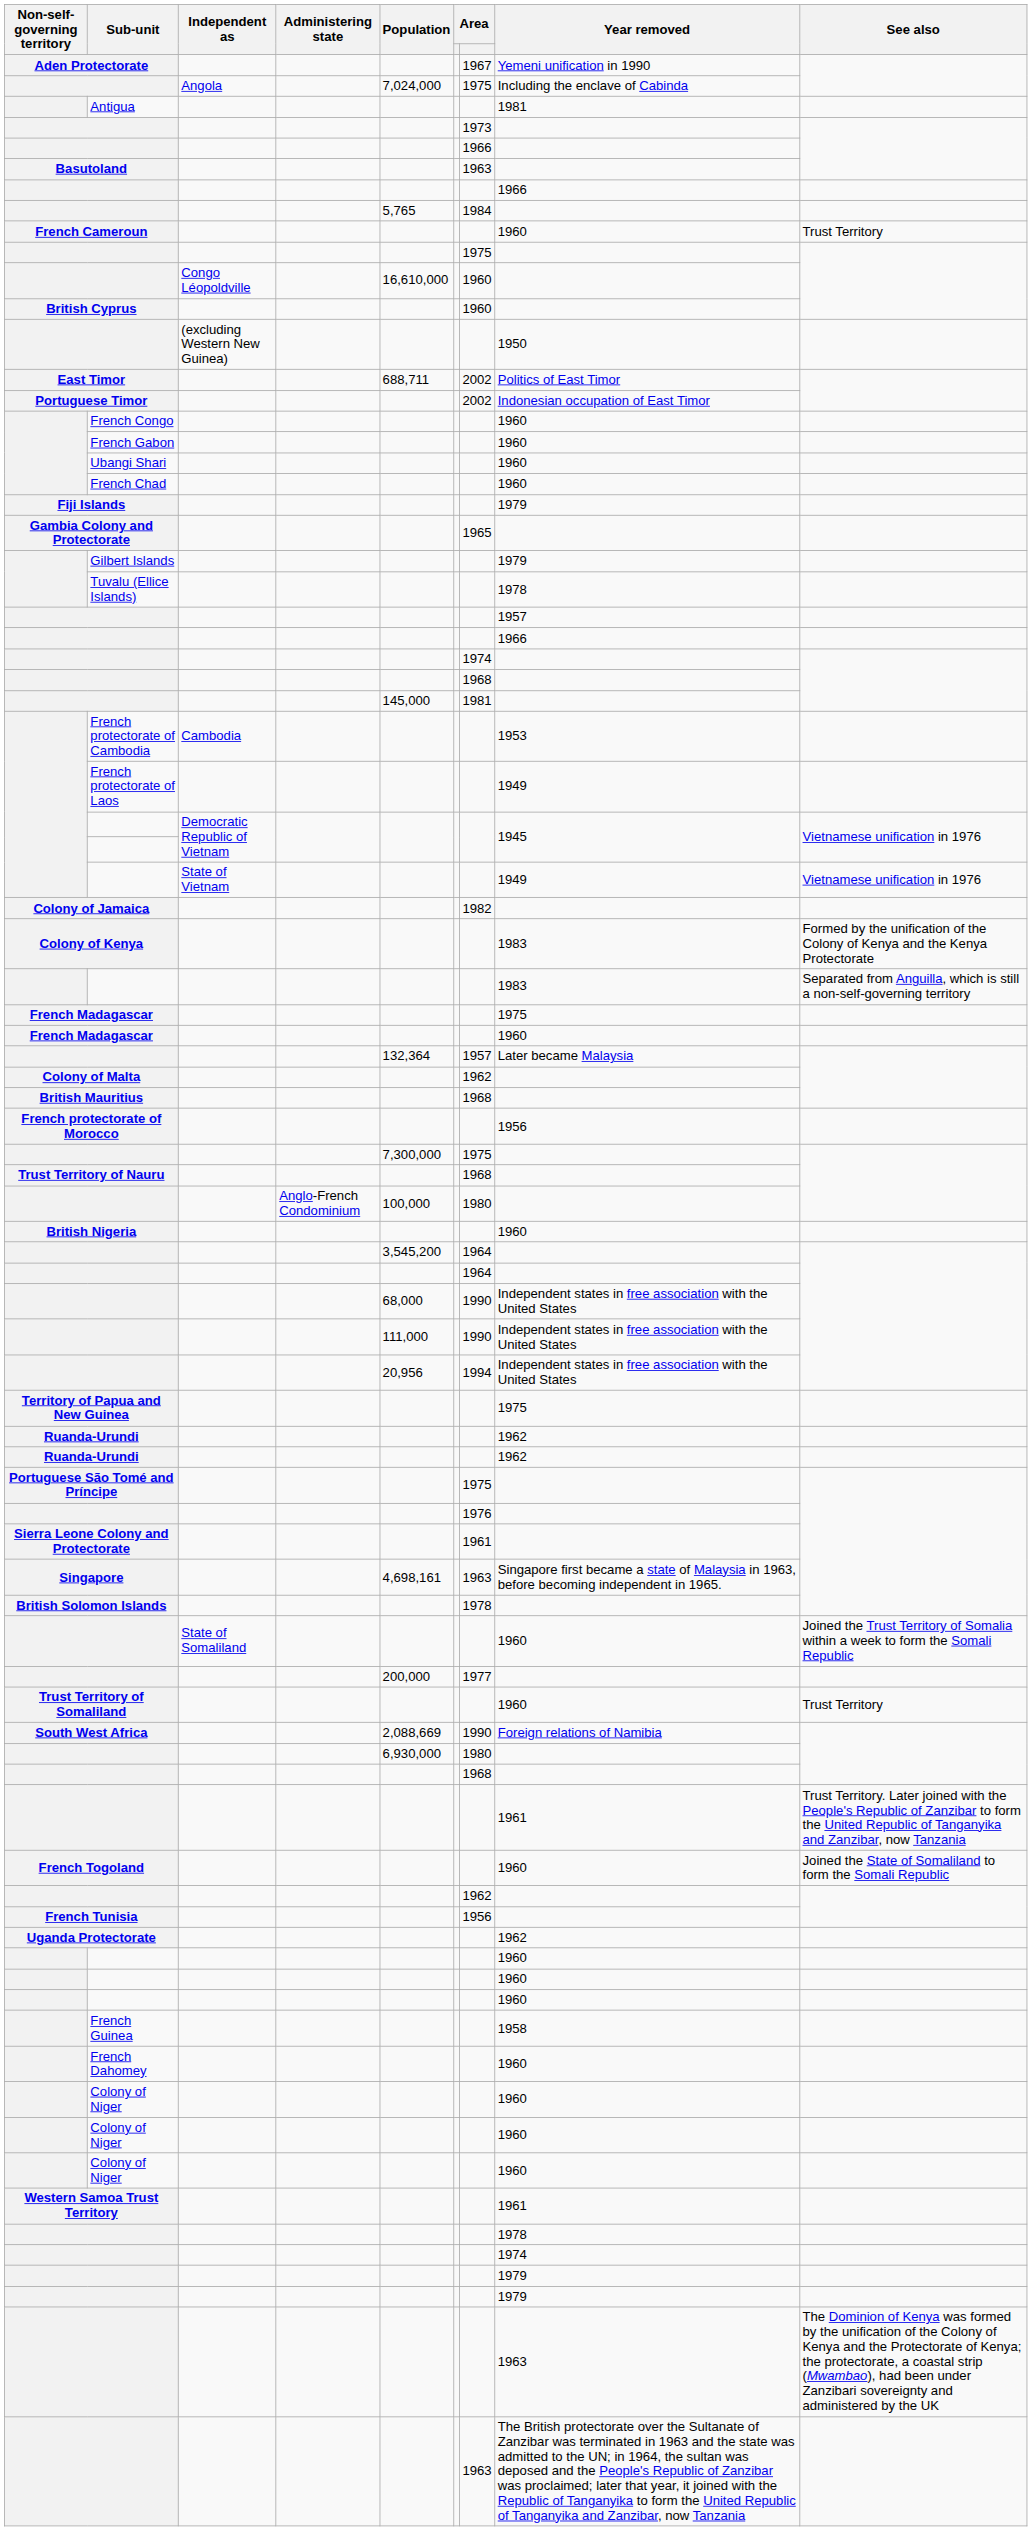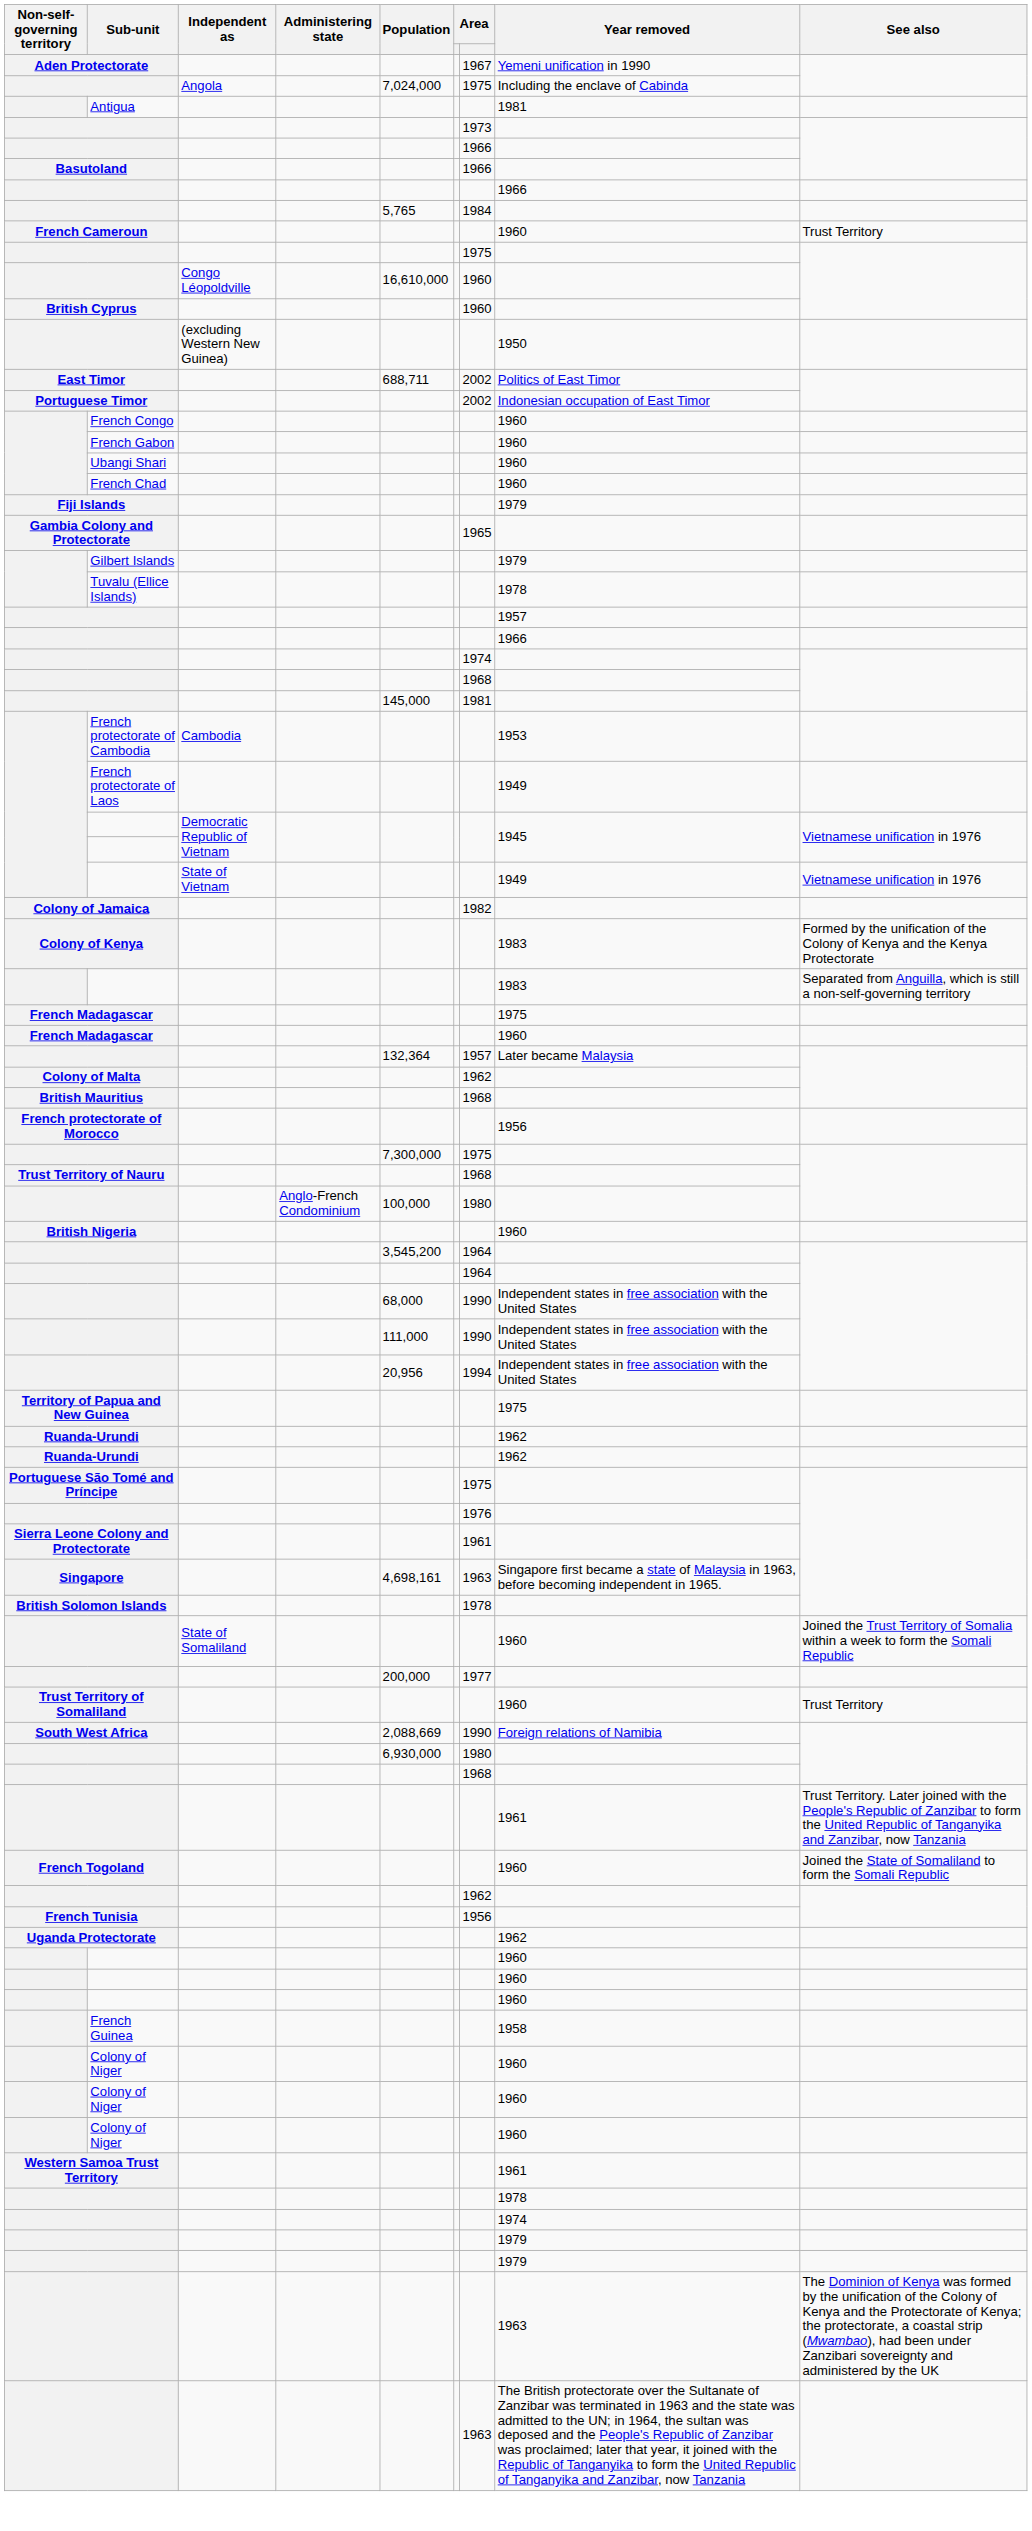(477, 169) 1963 -> (477, 169) 1966
- row: (118, 2063)
